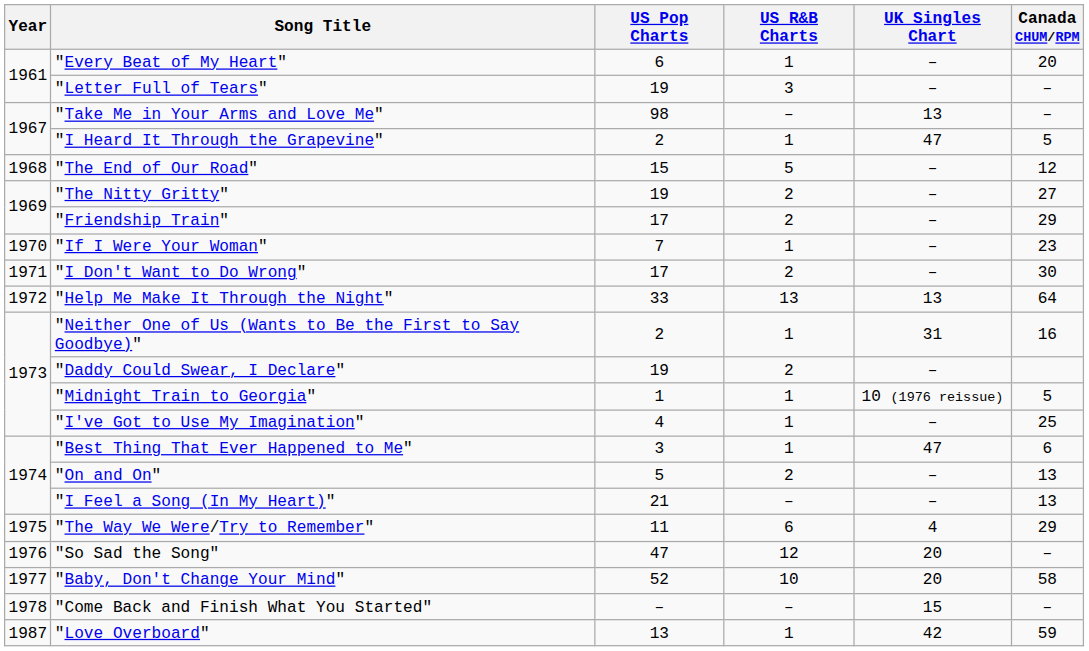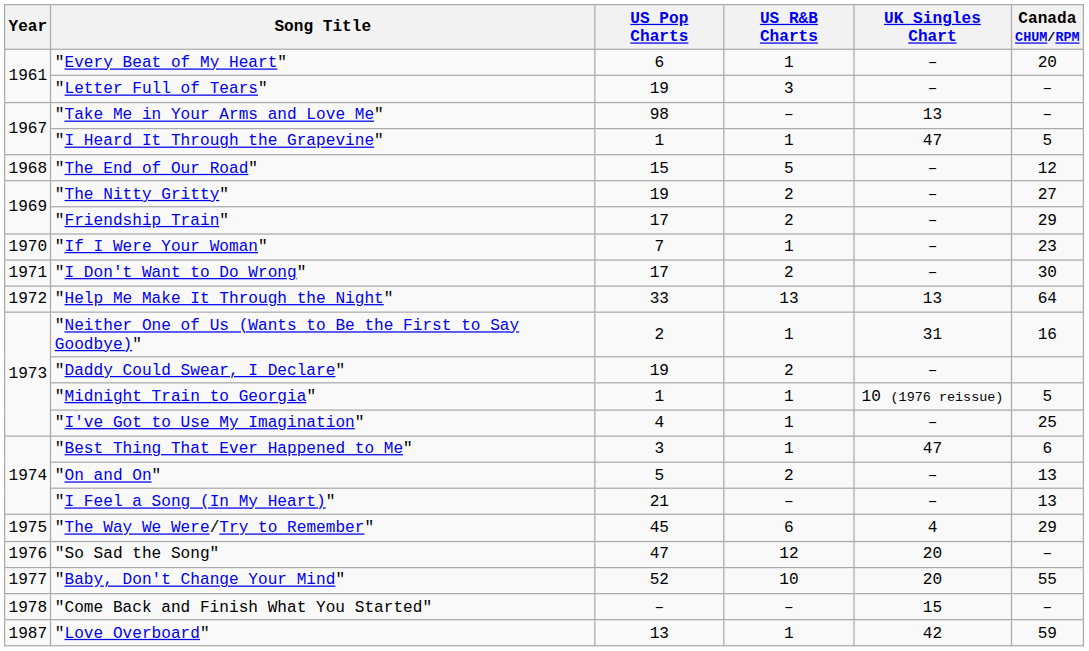(659, 141) 2 -> (659, 141) 1
(659, 528) 11 -> (659, 528) 45
(1047, 580) 58 -> (1047, 580) 55
